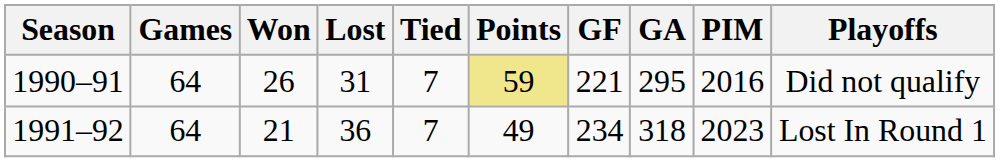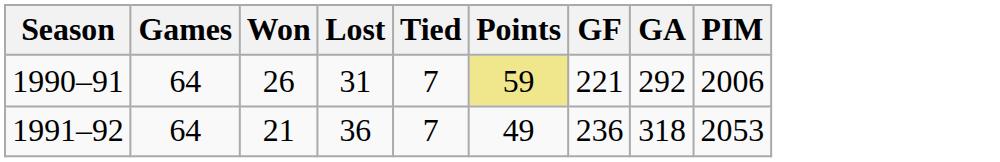- column: (883, 29)
(662, 80) 295 -> (662, 80) 292
(732, 80) 2016 -> (732, 80) 2006
(600, 130) 234 -> (600, 130) 236
(732, 130) 2023 -> (732, 130) 2053
